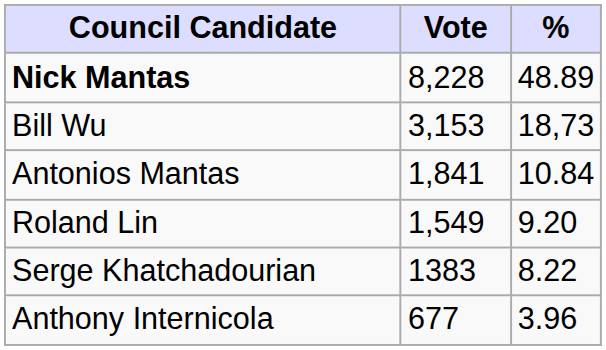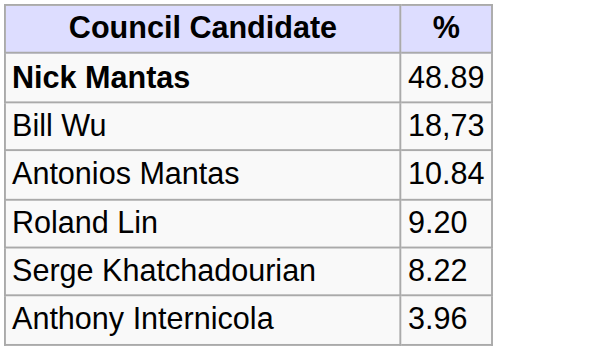- column: (456, 28)
